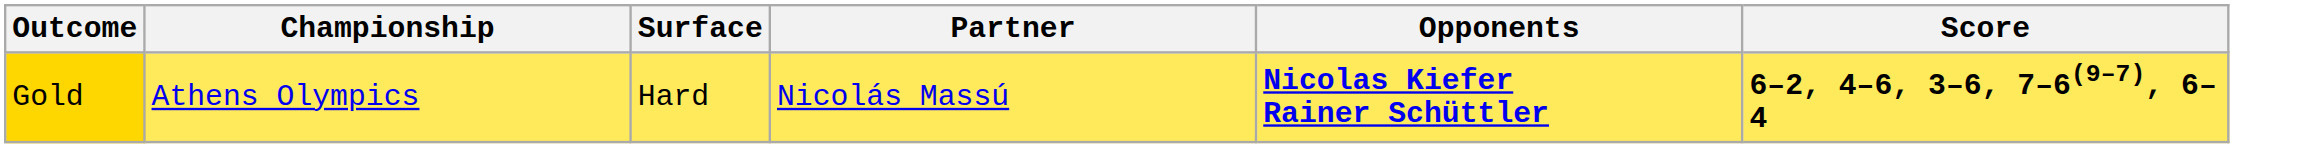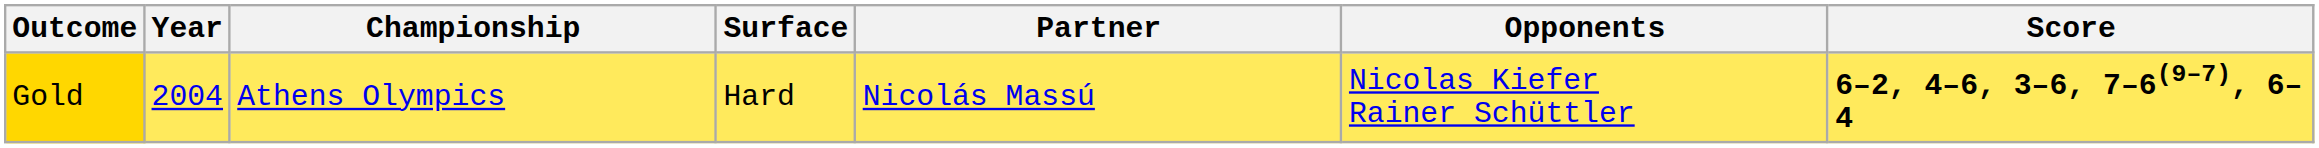+ column: (187, 28)
(1406, 97) bold -> (1492, 97) normal
